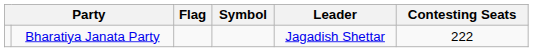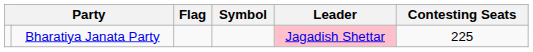(335, 36) no background -> (335, 36) pink background
(462, 36) 222 -> (462, 36) 225
